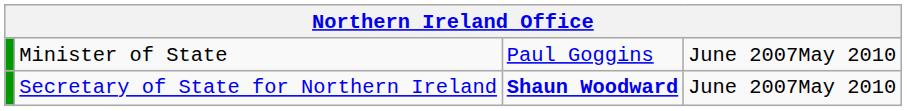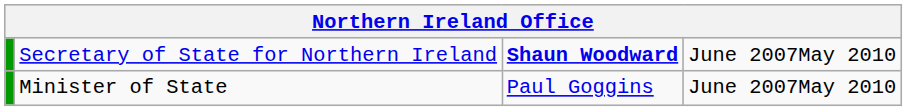rows swapped: (258, 88) <-> (123, 55)
